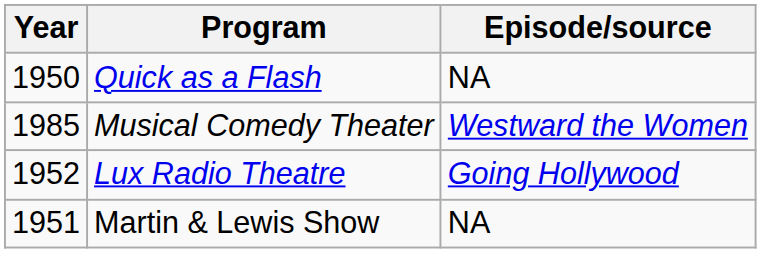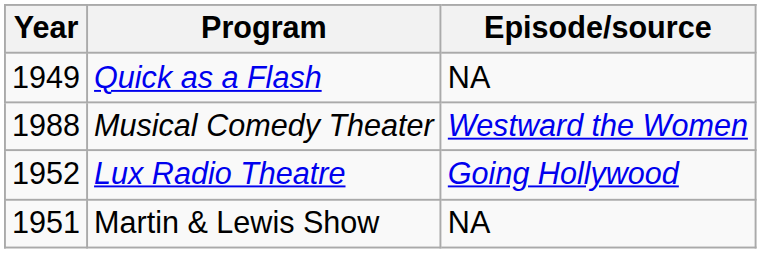(46, 77) 1950 -> (46, 77) 1949
(46, 125) 1985 -> (46, 125) 1988
